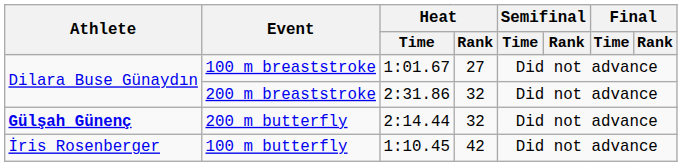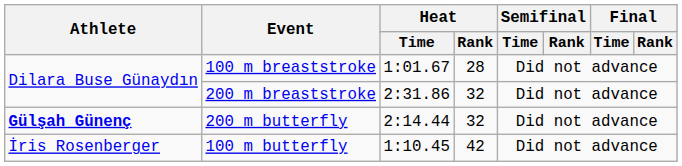(475, 68) 27 -> (475, 68) 28
